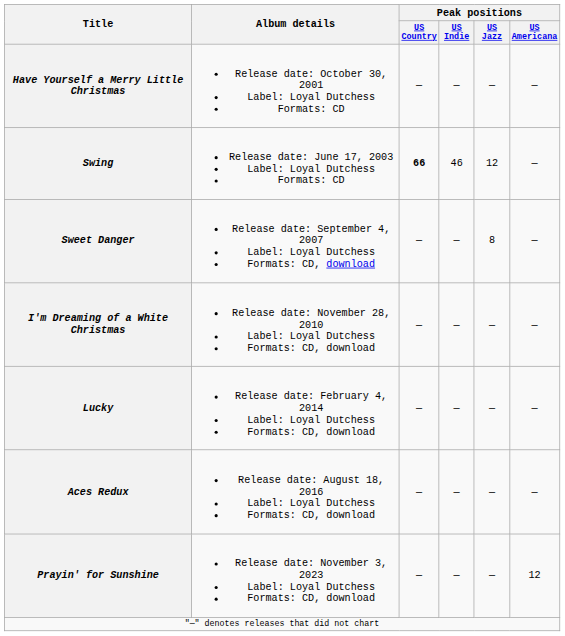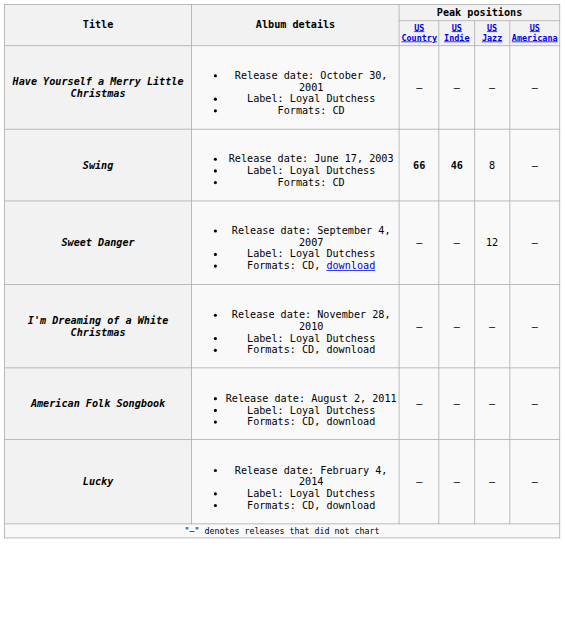(457, 163) normal -> (457, 165) bold
(492, 163) 12 -> (492, 165) 8
(492, 241) 8 -> (492, 243) 12
+ row: (98, 404)
- row: (98, 492)
- row: (98, 576)
